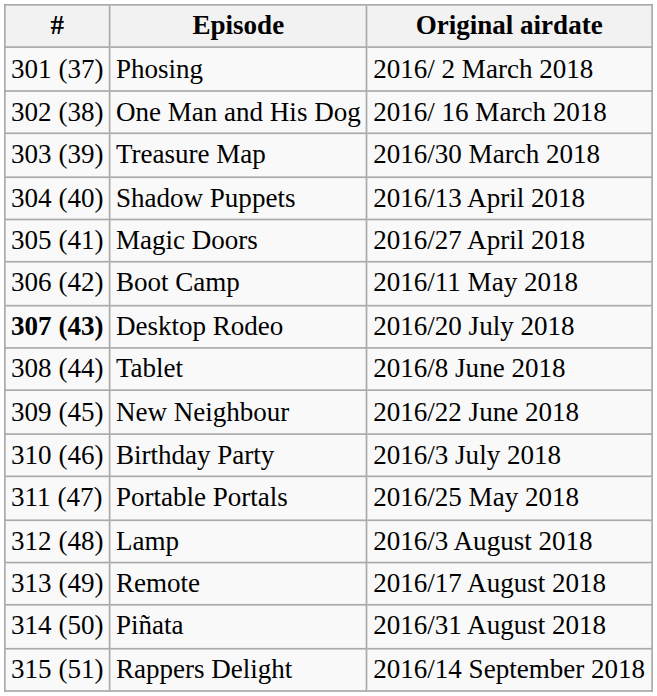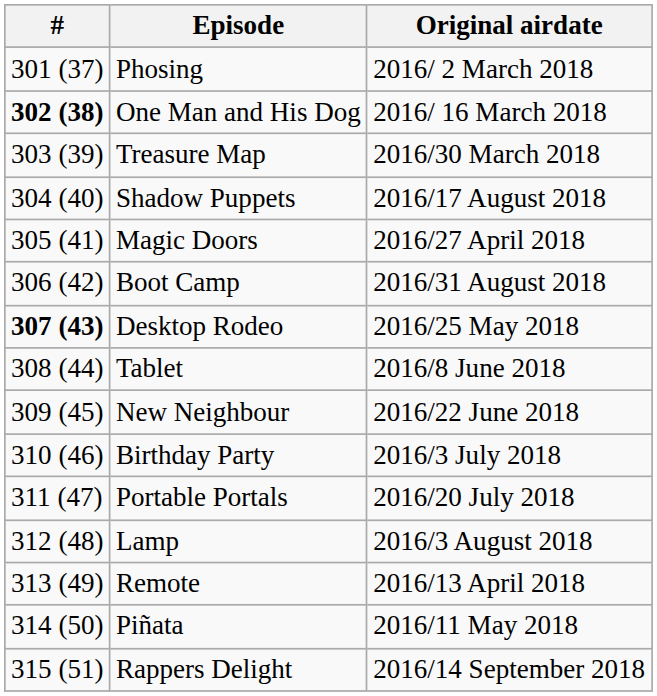(57, 111) normal -> (57, 111) bold
(479, 197) 2016/13 April 2018 -> (490, 197) 2016/17 August 2018
(476, 283) 2016/11 May 2018 -> (490, 283) 2016/31 August 2018
(474, 326) 2016/20 July 2018 -> (476, 326) 2016/25 May 2018
(476, 497) 2016/25 May 2018 -> (474, 497) 2016/20 July 2018
(490, 583) 2016/17 August 2018 -> (479, 583) 2016/13 April 2018
(490, 626) 2016/31 August 2018 -> (476, 626) 2016/11 May 2018
